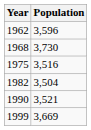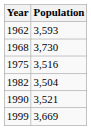(46, 30) 3,596 -> (46, 30) 3,593
